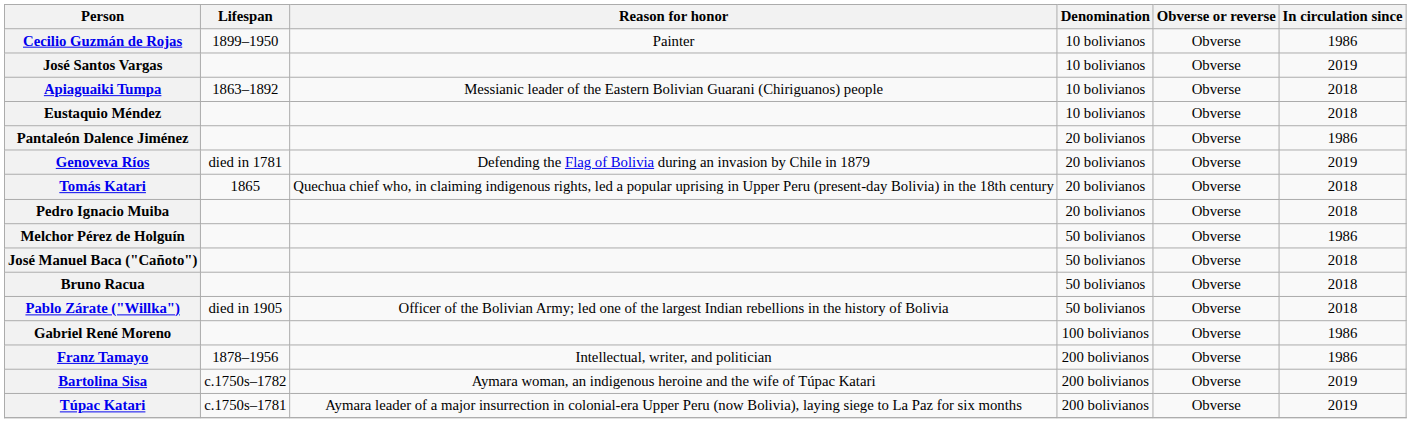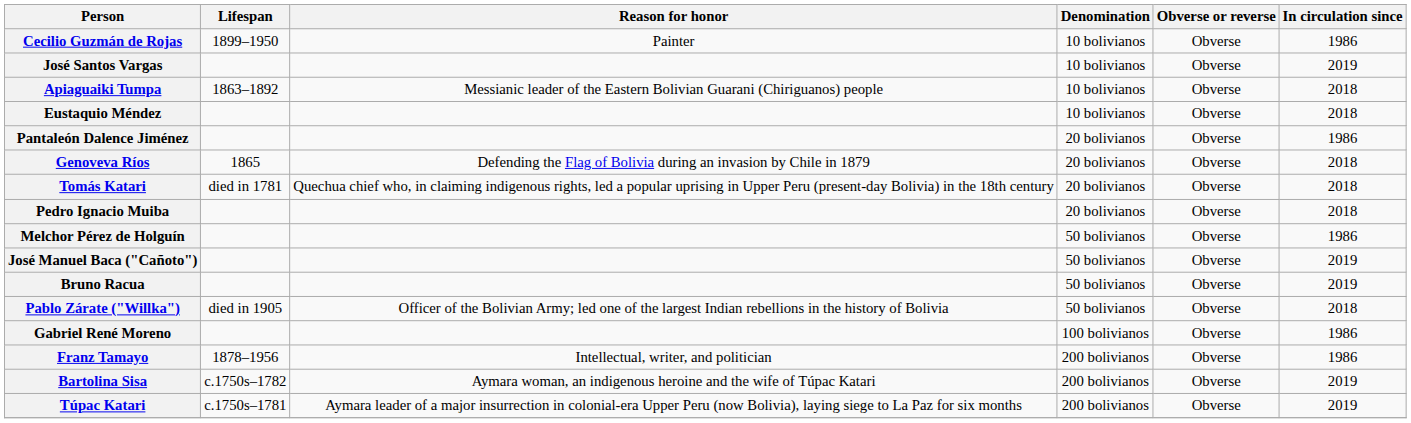(245, 162) died in 1781 -> (245, 162) 1865
(1343, 162) 2019 -> (1343, 162) 2018
(245, 187) 1865 -> (245, 187) died in 1781
(1343, 259) 2018 -> (1343, 259) 2019
(1343, 284) 2018 -> (1343, 284) 2019
